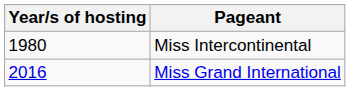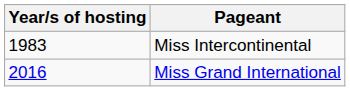(28, 45) 1980 -> (28, 45) 1983
